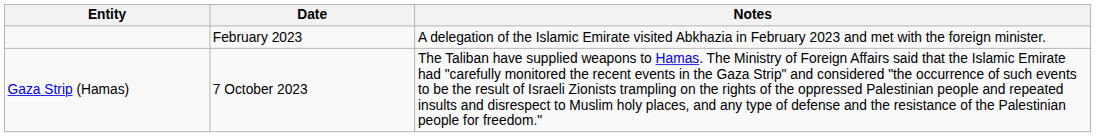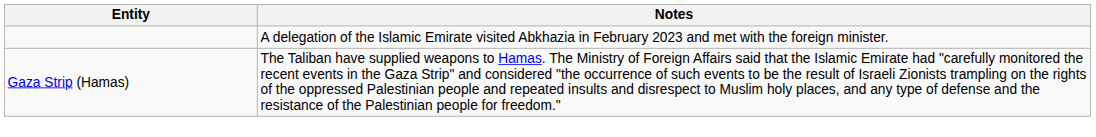- column: (312, 15)
